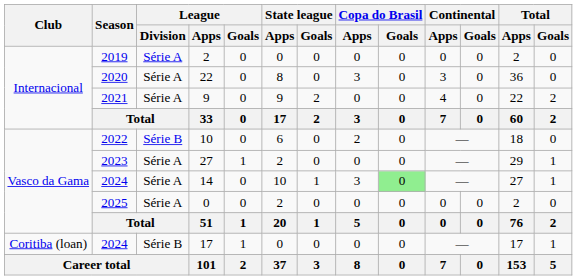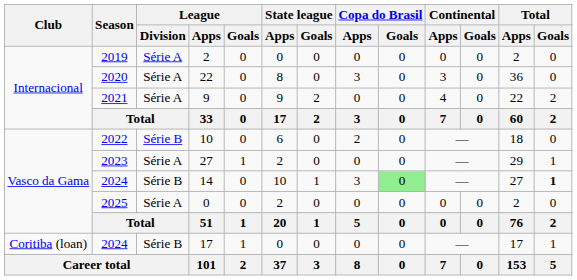(163, 181) Série A -> (163, 181) Série B
(553, 181) normal -> (553, 181) bold
